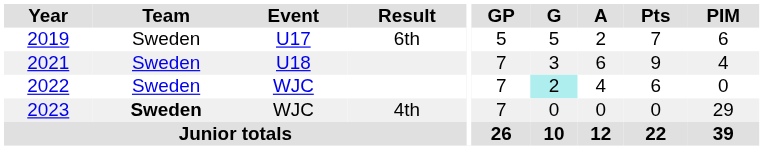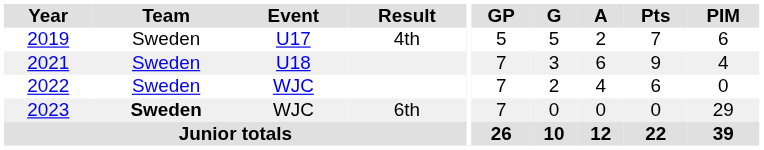(407, 39) 6th -> (407, 39) 4th
(554, 86) paleturquoise background -> (554, 86) no background
(407, 110) 4th -> (407, 110) 6th
